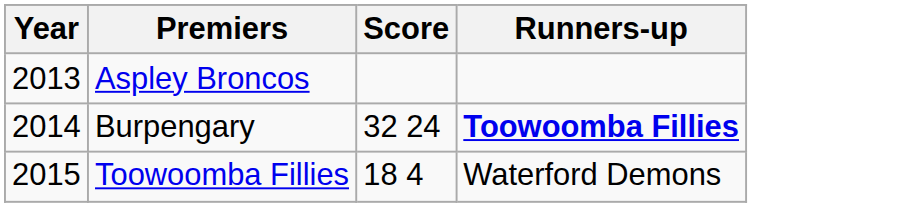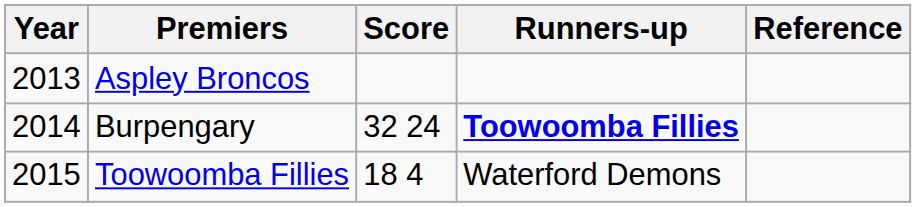+ column: (828, 28)
